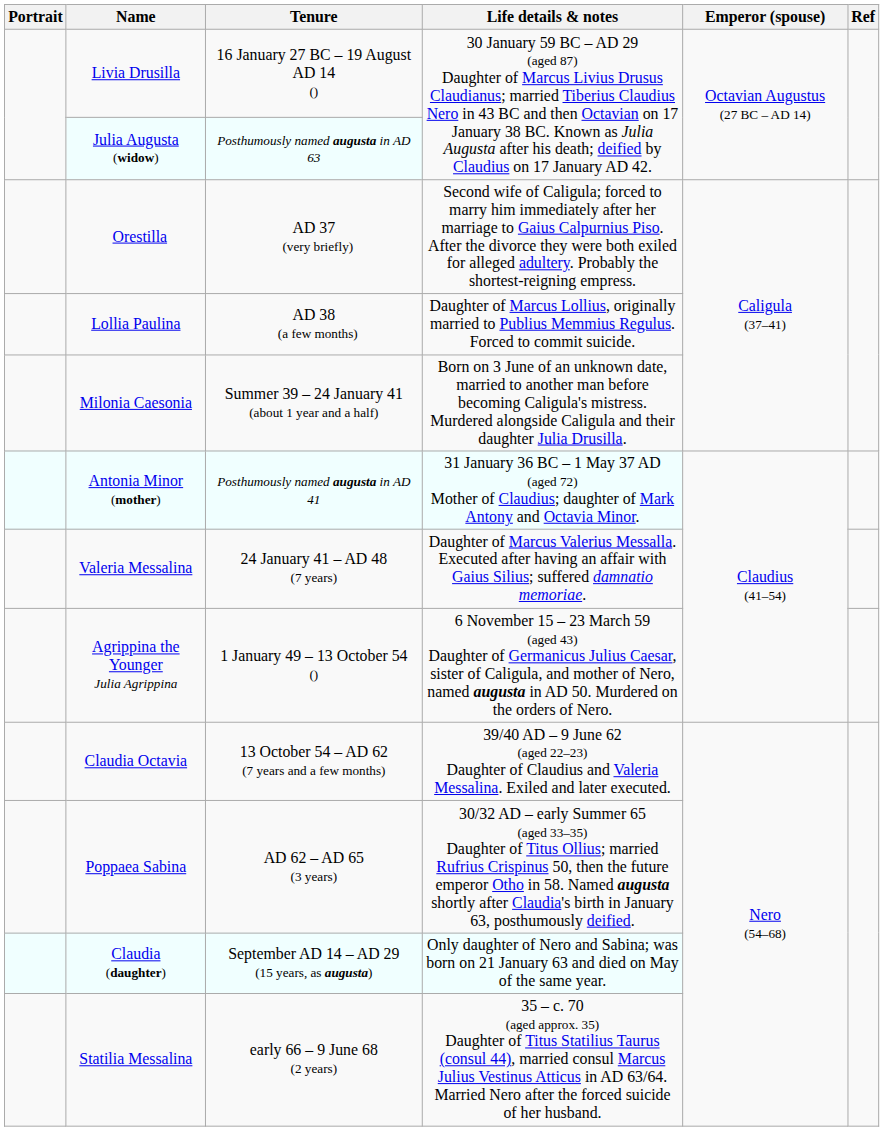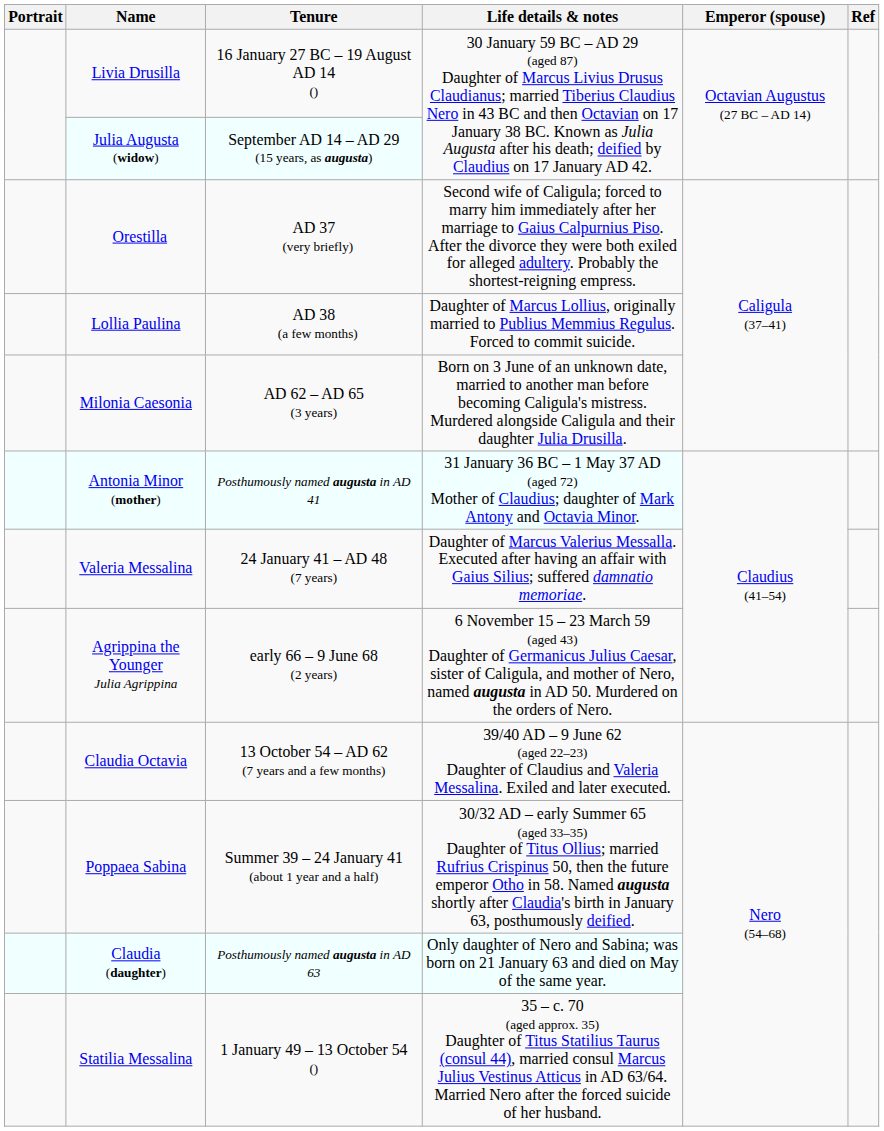(314, 148) Posthumously named augusta in AD 63 -> (314, 148) September AD 14 – AD 29 (15 years, as augusta)
(314, 402) Summer 39 – 24 January 41 (about 1 year and a half) -> (314, 402) AD 62 – AD 65 (3 years)
(314, 665) 1 January 49 – 13 October 54 () -> (314, 665) early 66 – 9 June 68 (2 years)
(314, 866) AD 62 – AD 65 (3 years) -> (314, 866) Summer 39 – 24 January 41 (about 1 year and a half)
(314, 963) September AD 14 – AD 29 (15 years, as augusta) -> (314, 963) Posthumously named augusta in AD 63
(314, 1059) early 66 – 9 June 68 (2 years) -> (314, 1059) 1 January 49 – 13 October 54 ()
